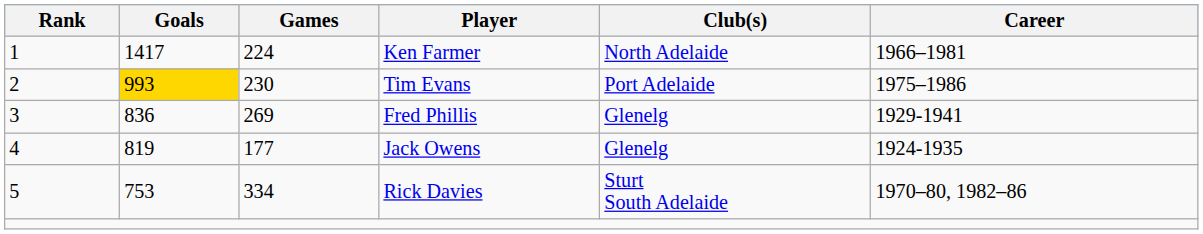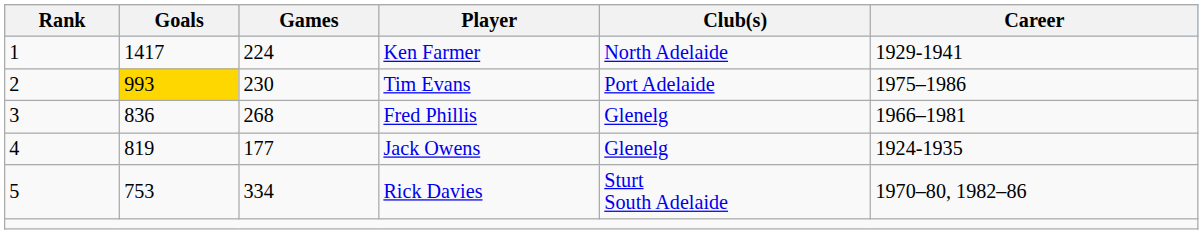(921, 52) 1966–1981 -> (919, 52) 1929-1941
(259, 116) 269 -> (259, 116) 268
(919, 116) 1929-1941 -> (921, 116) 1966–1981
